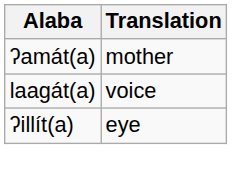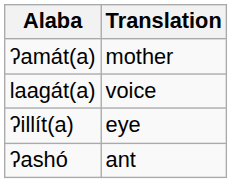+ row: (39, 159)
